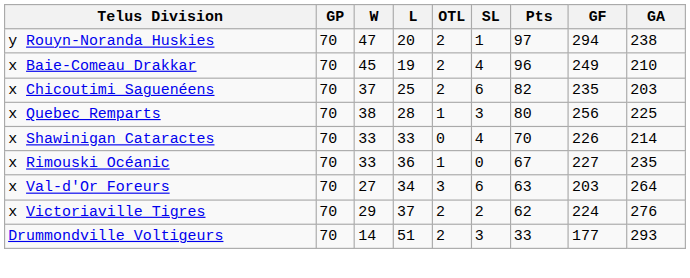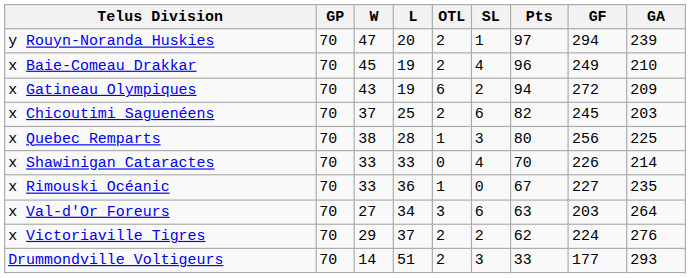(644, 41) 238 -> (644, 41) 239
+ row: (102, 90)
(585, 90) 235 -> (585, 114) 245
